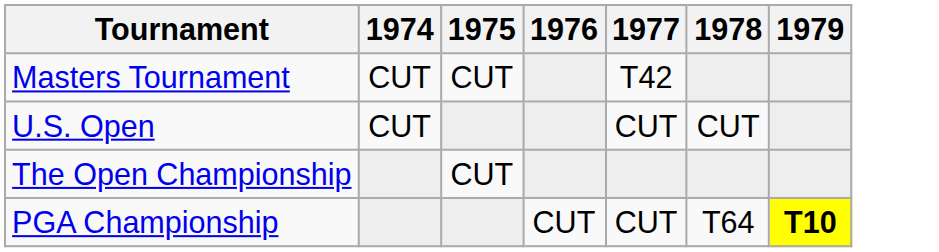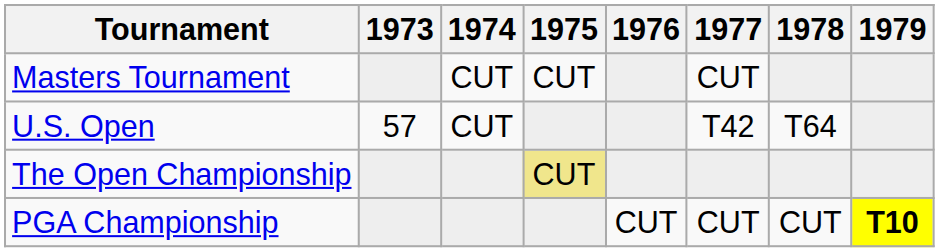+ column: (400, 29)
(646, 78) T42 -> (728, 78) CUT
(646, 126) CUT -> (728, 126) T42
(728, 126) CUT -> (810, 126) T64
(482, 174) no background -> (564, 174) khaki background
(728, 223) T64 -> (810, 223) CUT
